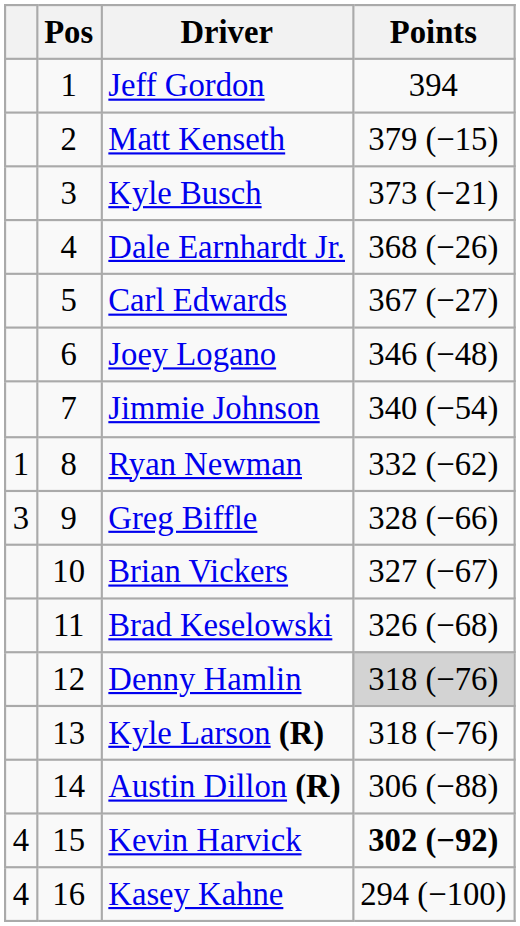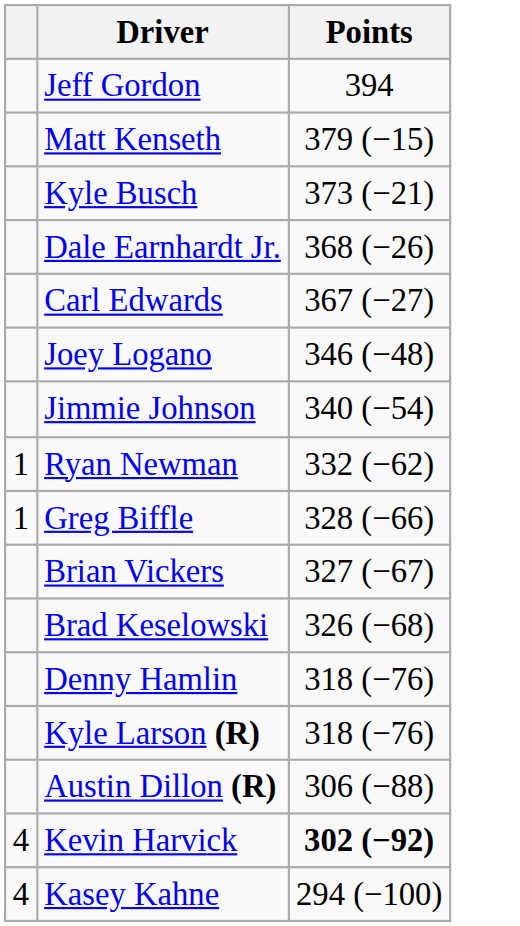- column: (69, 31)
(21, 516) 3 -> (21, 516) 1
(433, 678) lightgrey background -> (369, 678) no background
